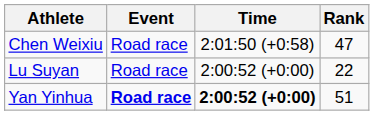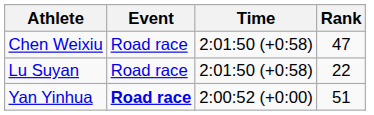(257, 71) 2:00:52 (+0:00) -> (256, 71) 2:01:50 (+0:58)
(257, 97) bold -> (256, 97) normal
